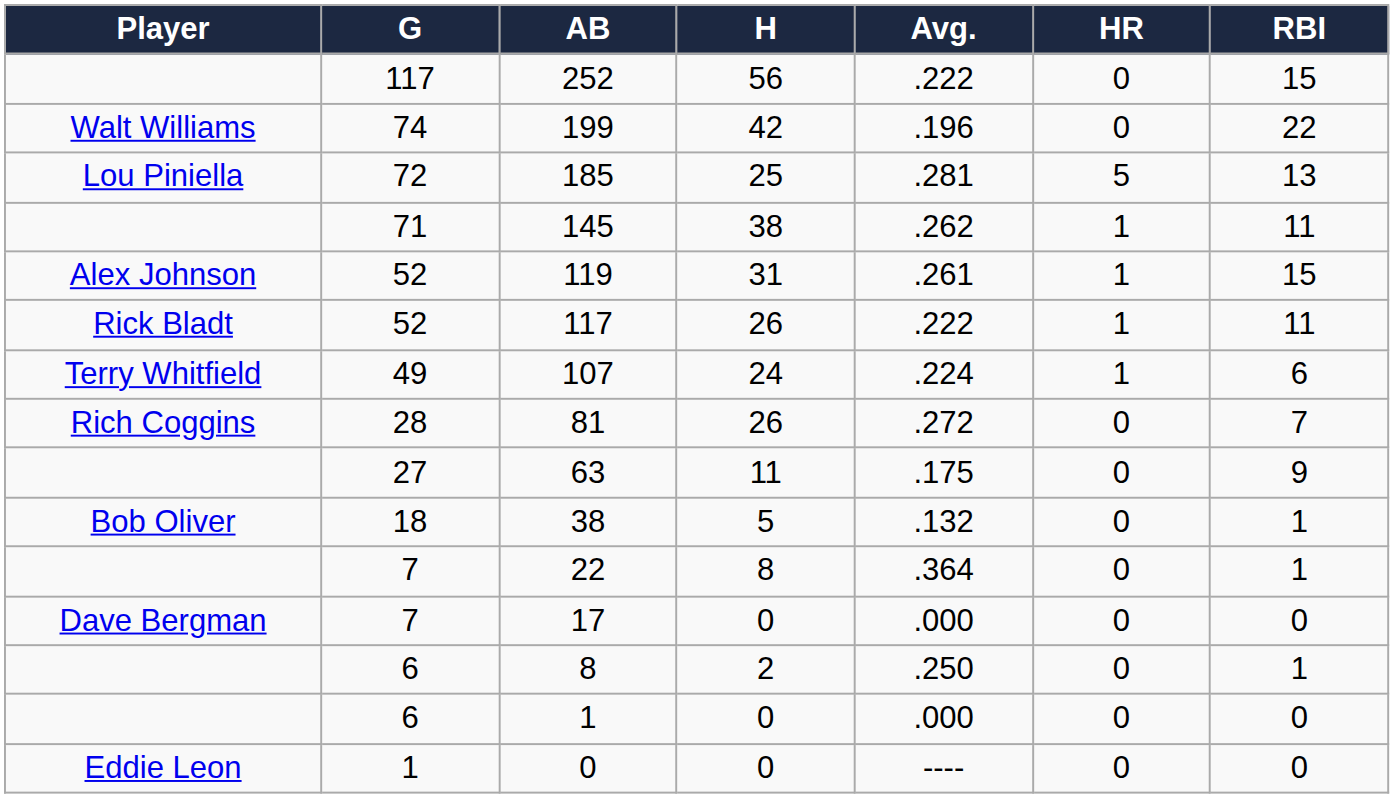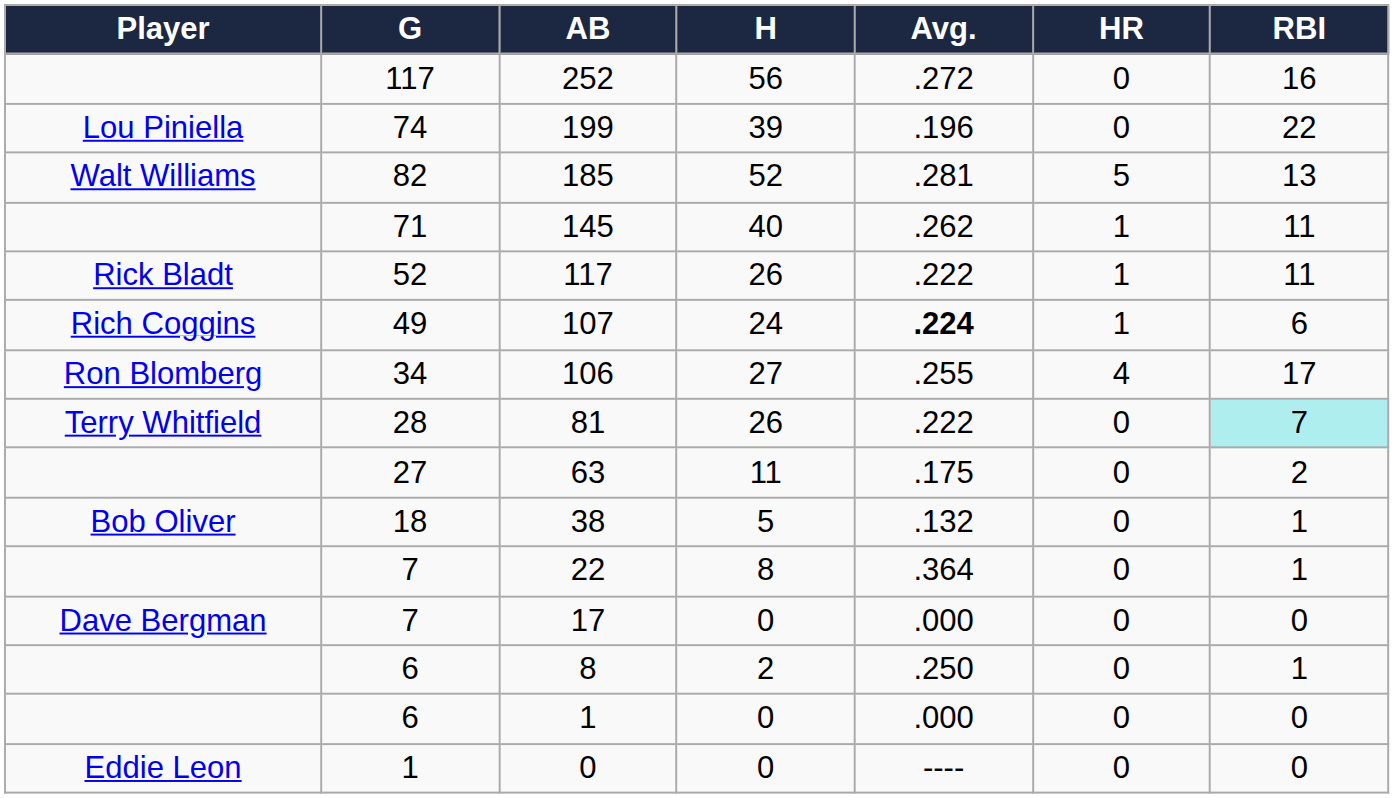(944, 78) .222 -> (944, 78) .272
(1299, 78) 15 -> (1299, 78) 16
(163, 127) Walt Williams -> (163, 127) Lou Piniella
(766, 127) 42 -> (766, 127) 39
(163, 176) Lou Piniella -> (163, 176) Walt Williams
(410, 176) 72 -> (410, 176) 82
(766, 176) 25 -> (766, 176) 52
(766, 226) 38 -> (766, 226) 40
- row: (588, 275)
(163, 373) Terry Whitfield -> (163, 324) Rich Coggins
(944, 373) normal -> (944, 324) bold
+ row: (588, 373)
(163, 422) Rich Coggins -> (163, 422) Terry Whitfield
(944, 422) .272 -> (944, 422) .222
(1299, 422) no background -> (1299, 422) paleturquoise background
(1299, 472) 9 -> (1299, 472) 2
